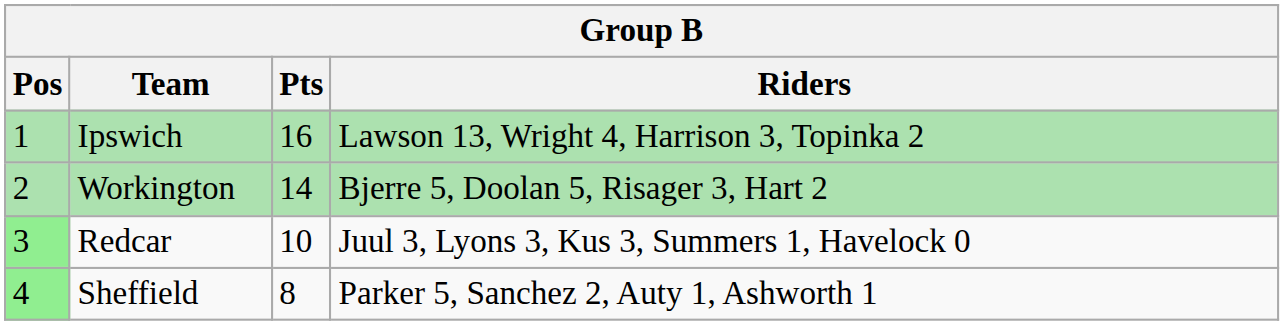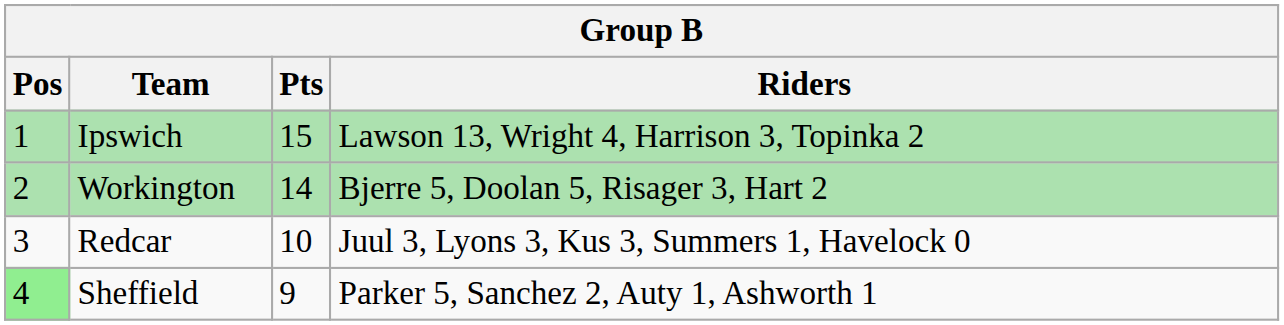(296, 135) 16 -> (296, 135) 15
(21, 240) lightgreen background -> (21, 240) no background
(287, 293) 8 -> (287, 293) 9
